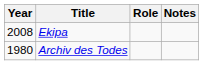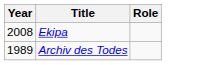- column: (180, 13)
(20, 50) 1980 -> (20, 50) 1989
